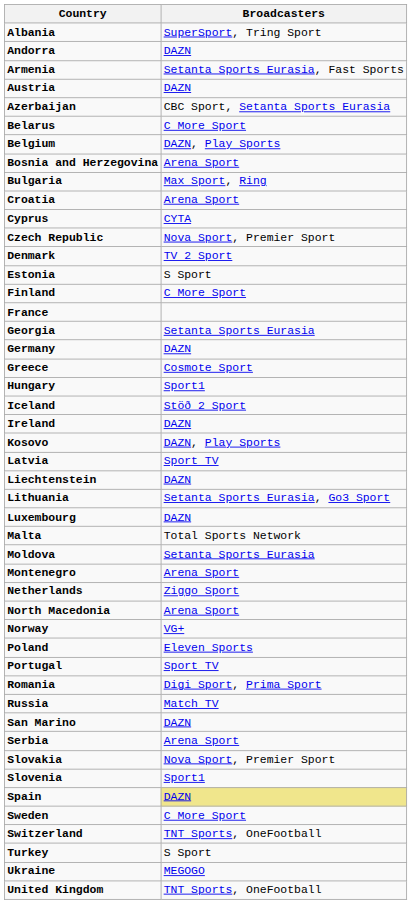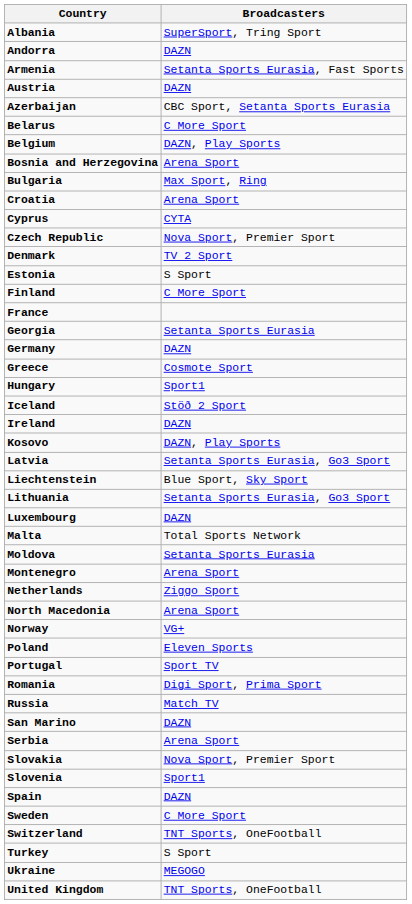(191, 461) Sport TV -> (277, 461) Setanta Sports Eurasia, Go3 Sport
(177, 480) DAZN -> (236, 480) Blue Sport, Sky Sport
(177, 797) khaki background -> (177, 797) no background
